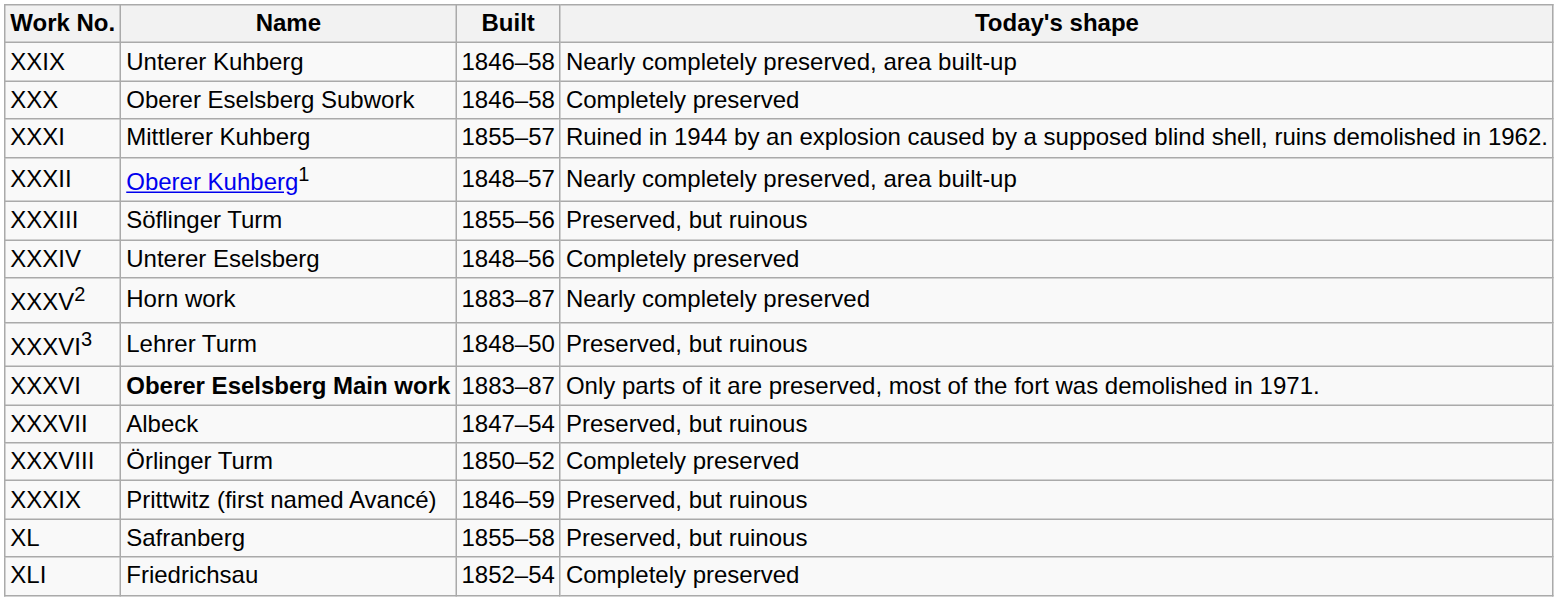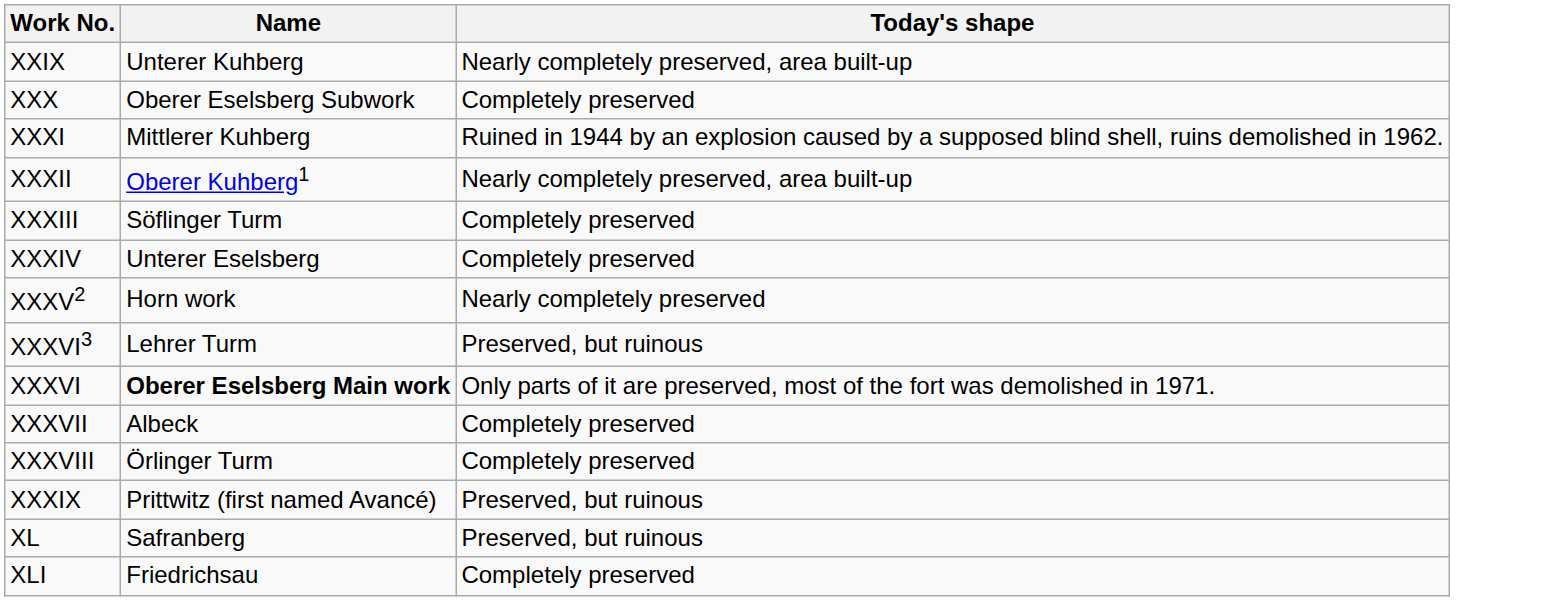- column: (508, 23)
(687, 220) Preserved, but ruinous -> (578, 220) Completely preserved
(687, 423) Preserved, but ruinous -> (578, 423) Completely preserved
